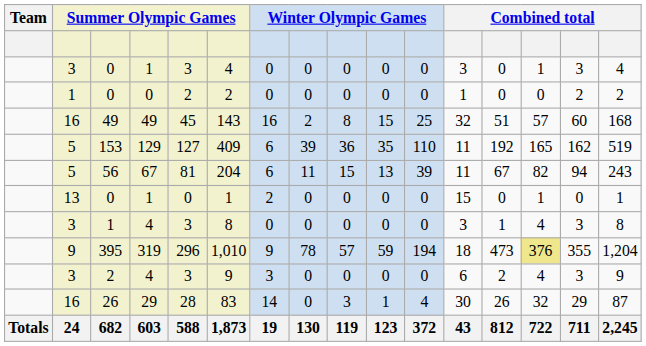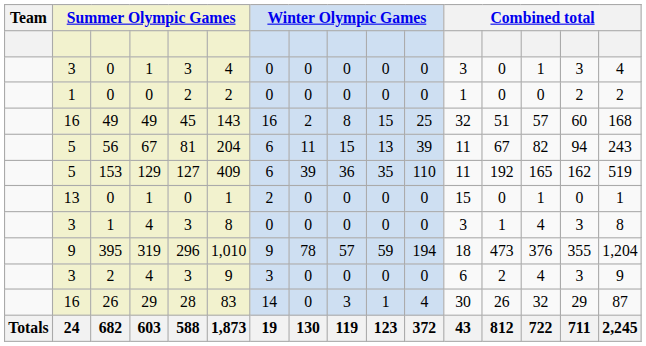rows swapped: (72, 146) <-> (72, 172)
(541, 250) khaki background -> (541, 250) no background
